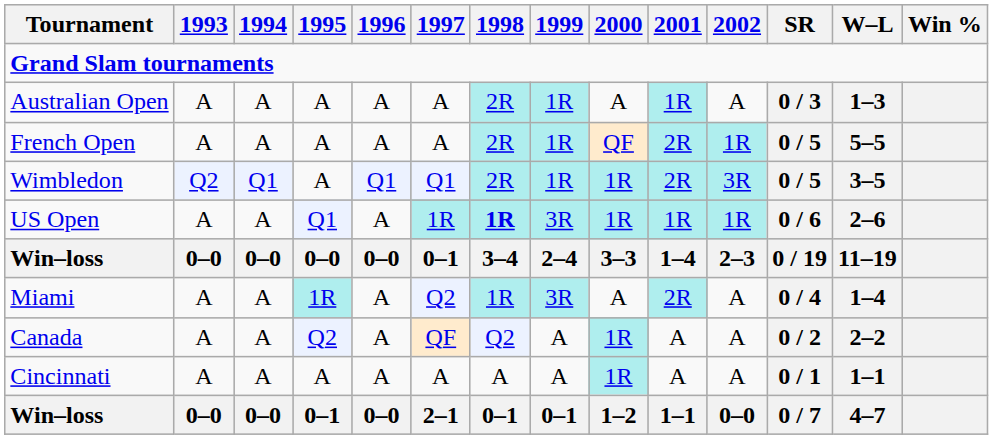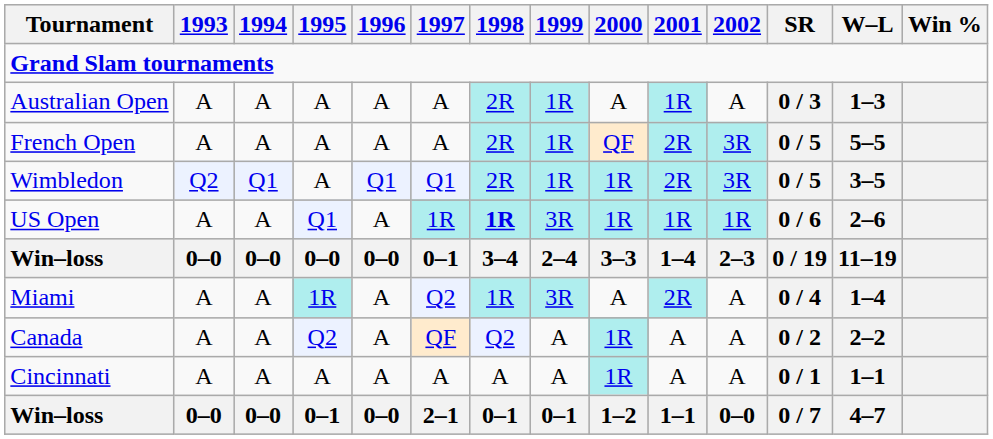(737, 140) 1R -> (737, 140) 3R
